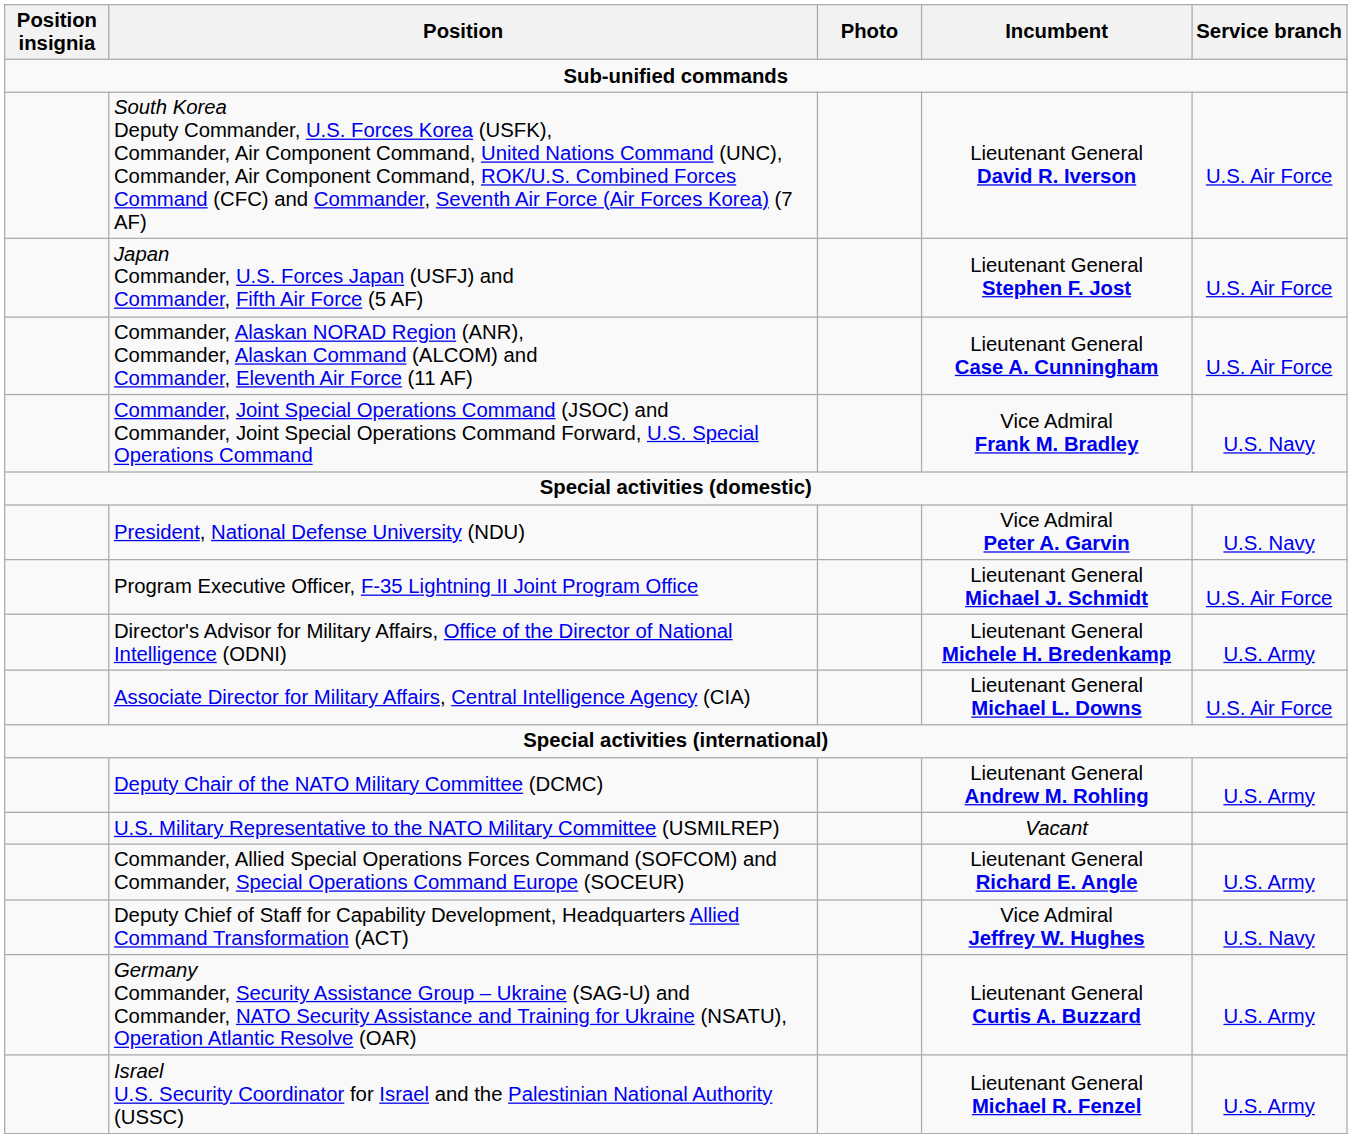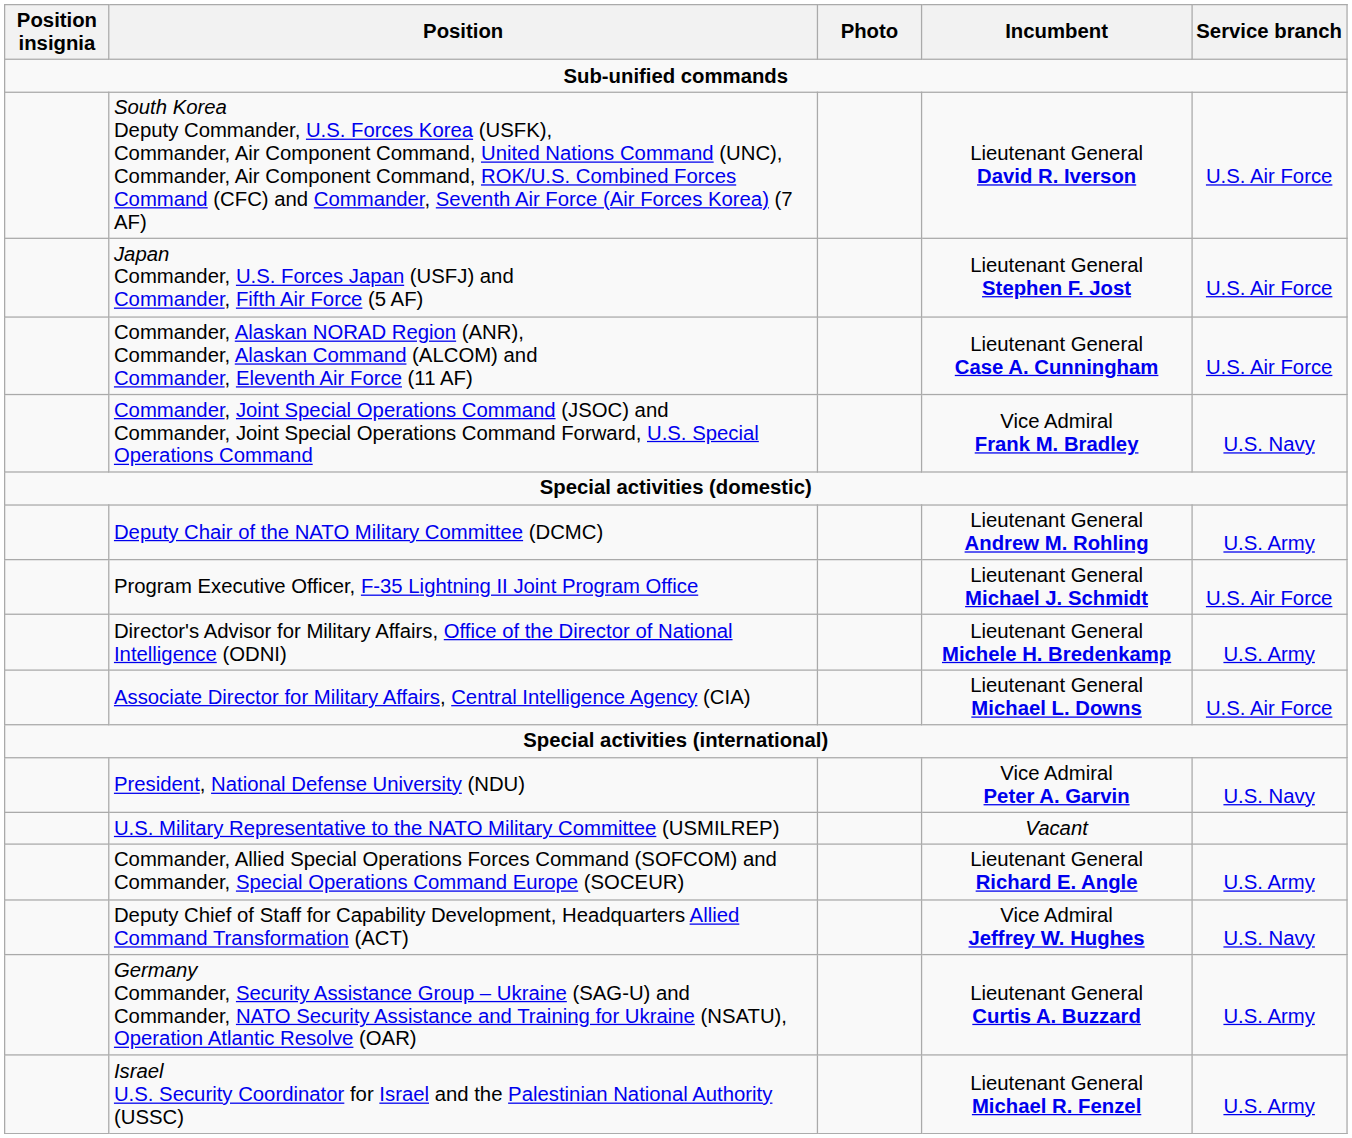rows swapped: (319, 531) <-> (359, 784)
